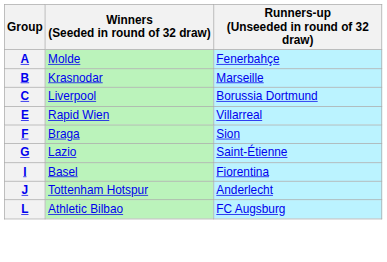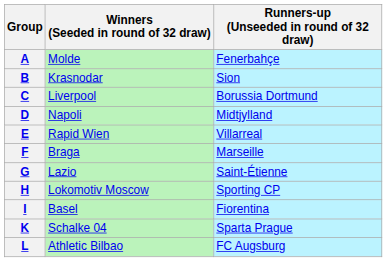(240, 78) Marseille -> (228, 78) Sion
+ row: (25, 115)
(228, 134) Sion -> (240, 153) Marseille
+ row: (25, 190)
- row: (25, 190)
+ row: (25, 228)
